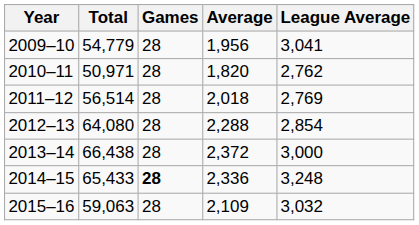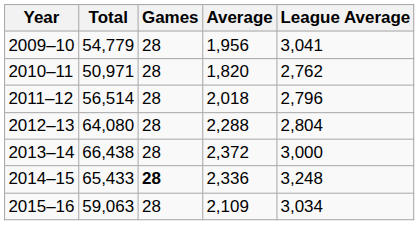(302, 98) 2,769 -> (302, 98) 2,796
(302, 125) 2,854 -> (302, 125) 2,804
(302, 206) 3,032 -> (302, 206) 3,034
